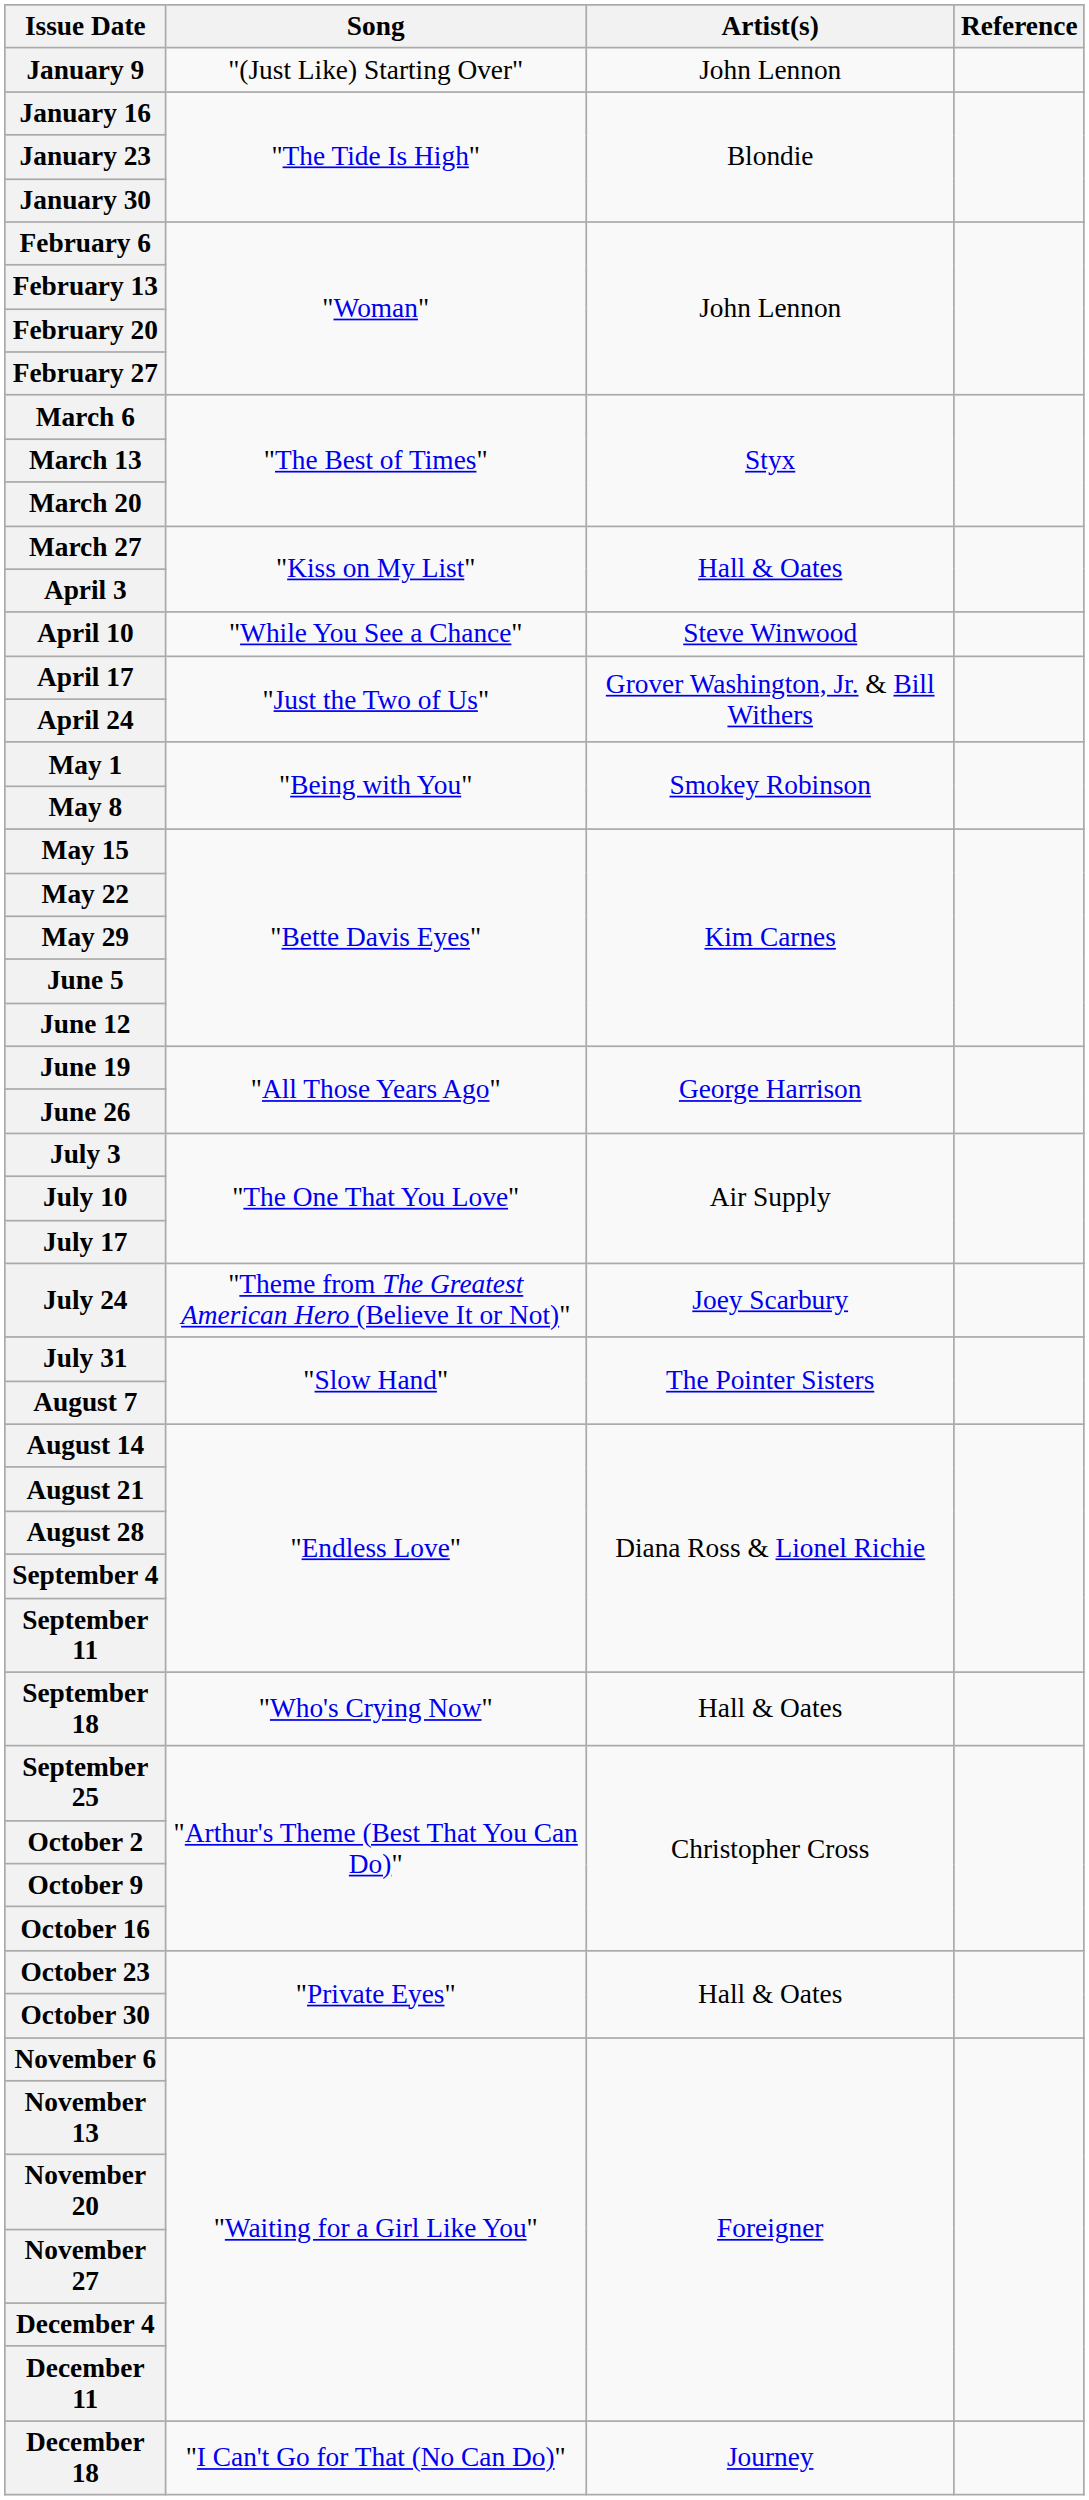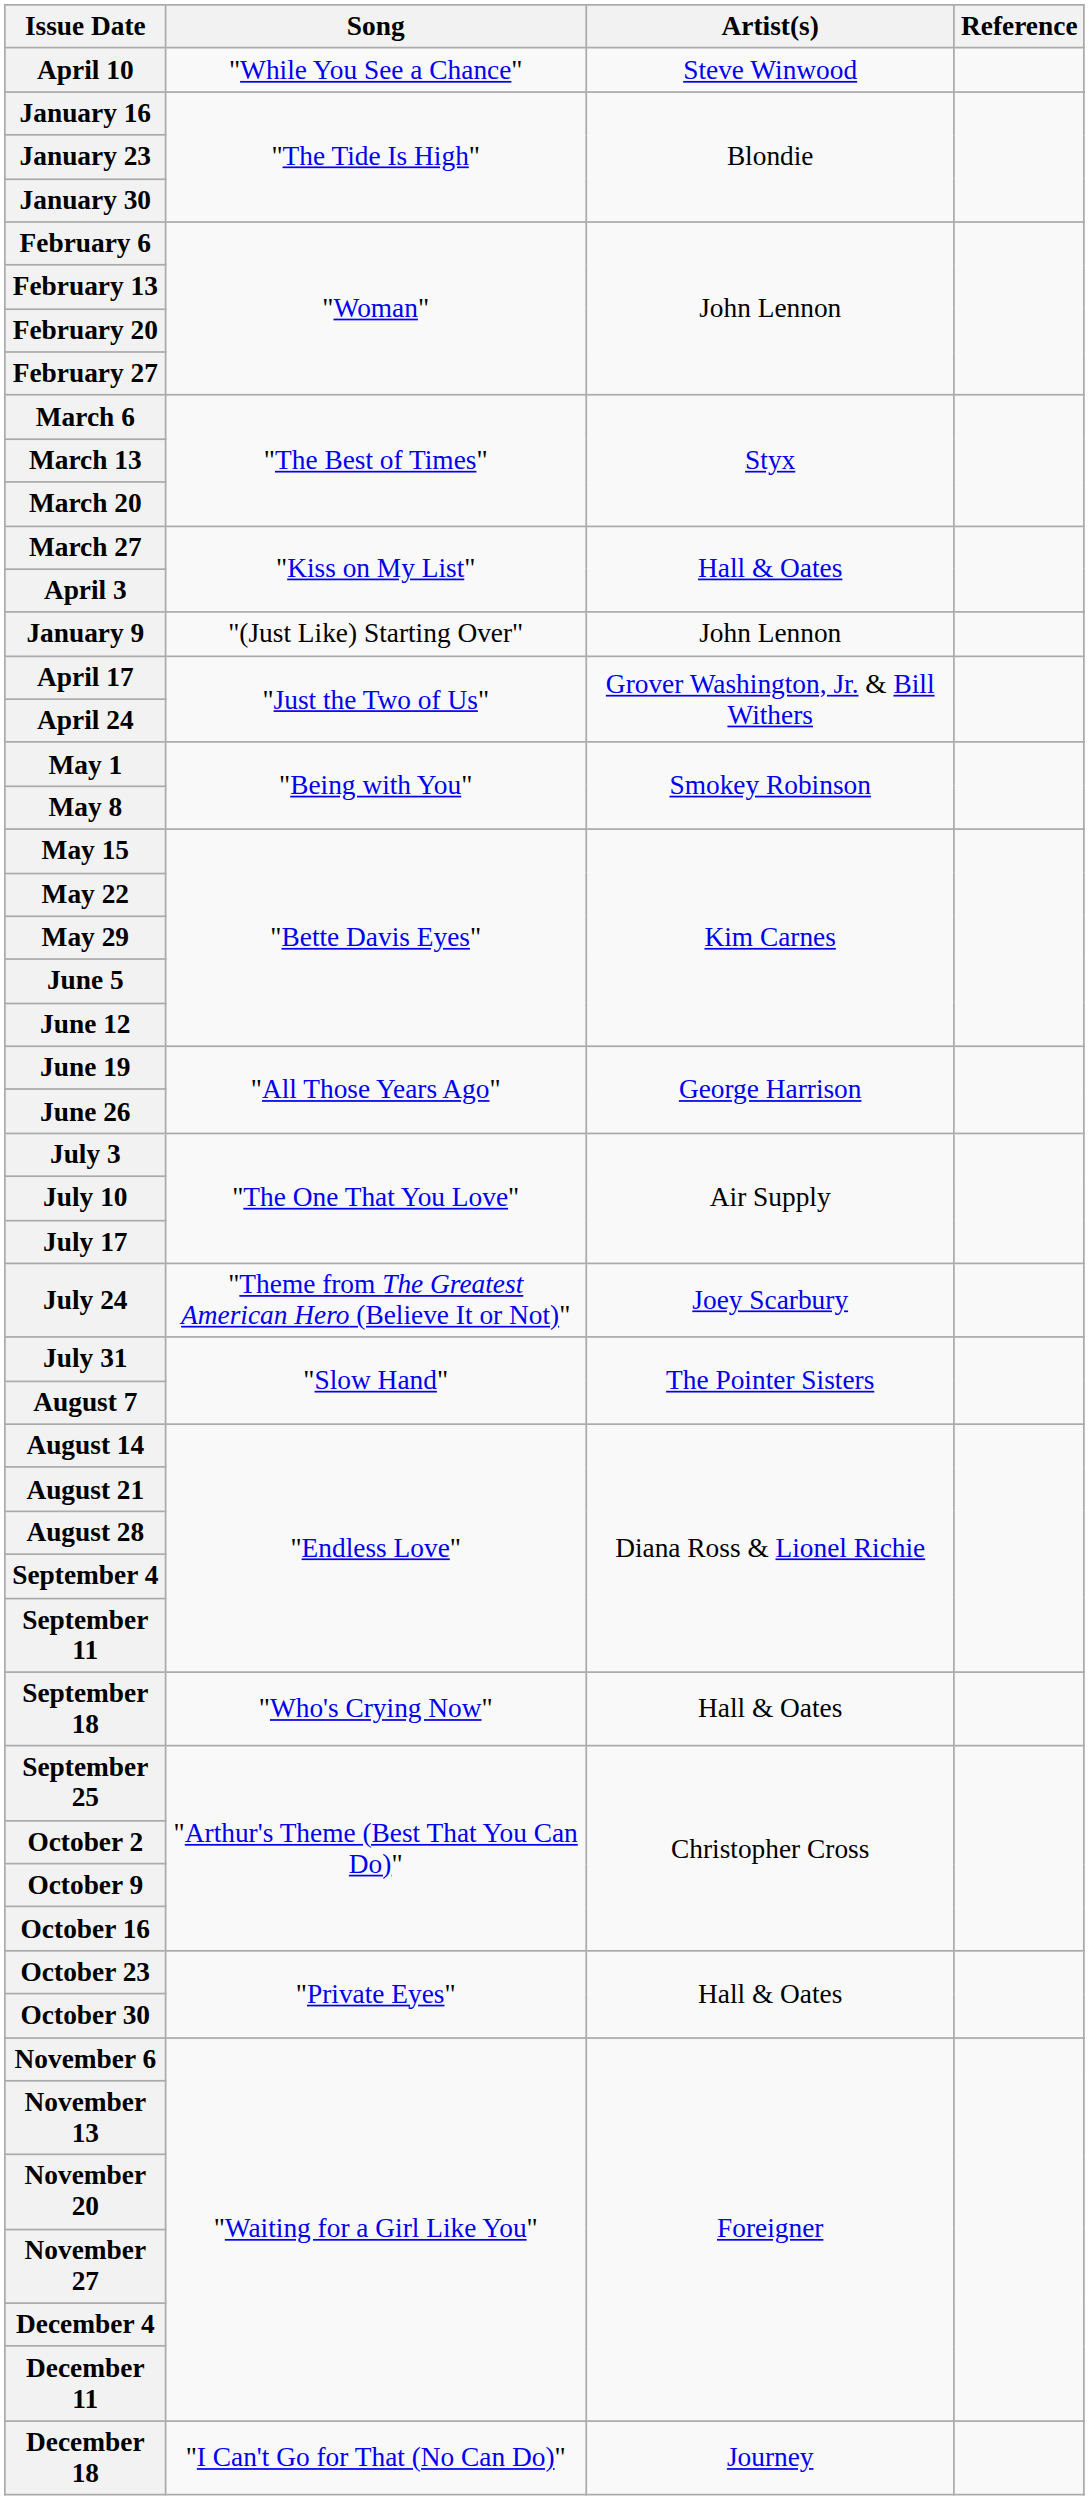rows swapped: (85, 69) <-> (85, 633)
